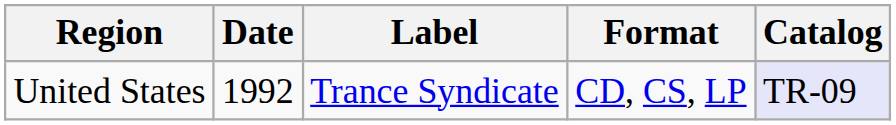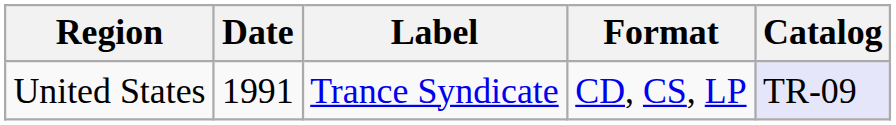(258, 89) 1992 -> (258, 89) 1991
